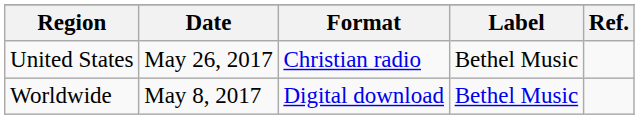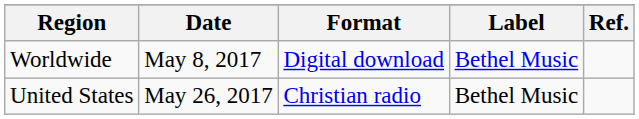rows swapped: (61, 95) <-> (72, 59)
